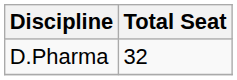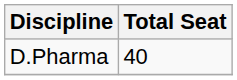(136, 56) 32 -> (136, 56) 40
